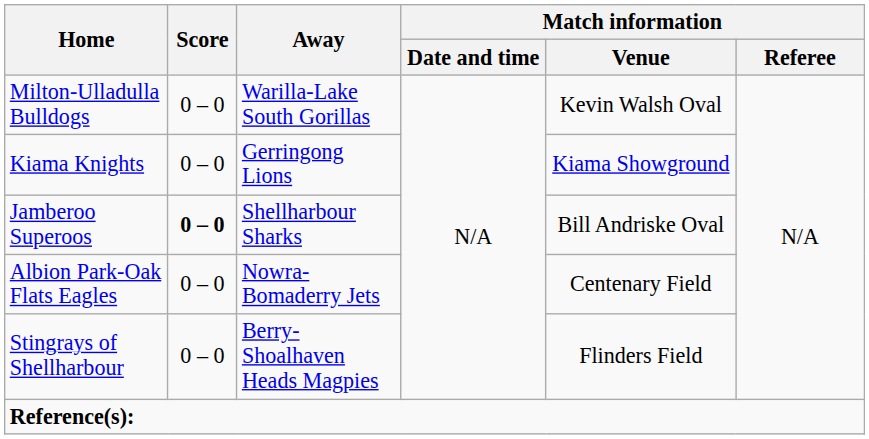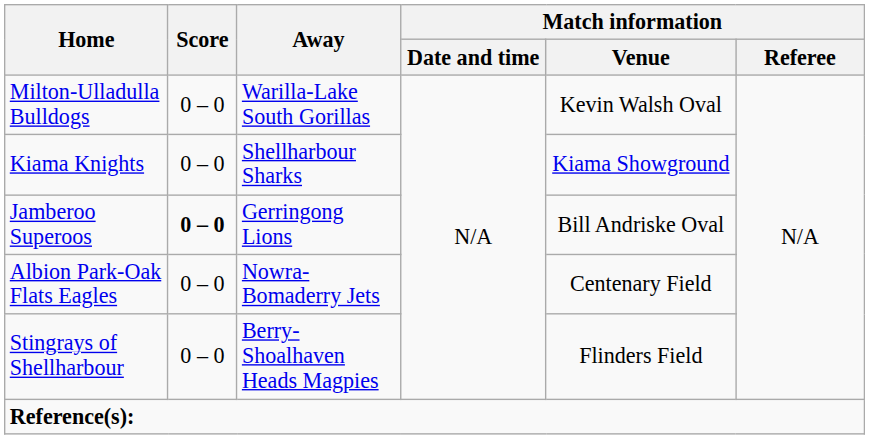(293, 164) Gerringong Lions -> (299, 164) Shellharbour Sharks
(299, 224) Shellharbour Sharks -> (293, 224) Gerringong Lions
